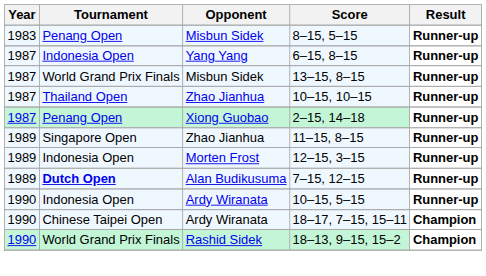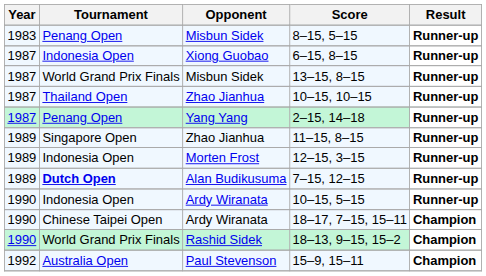(217, 56) Yang Yang -> (227, 56) Xiong Guobao
(227, 117) Xiong Guobao -> (217, 117) Yang Yang
+ row: (328, 261)
